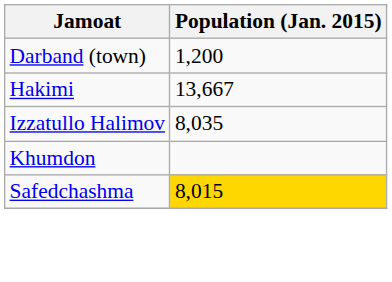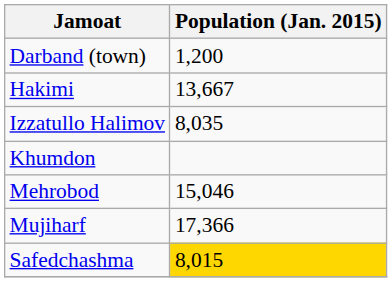+ row: (54, 191)
+ row: (48, 225)
